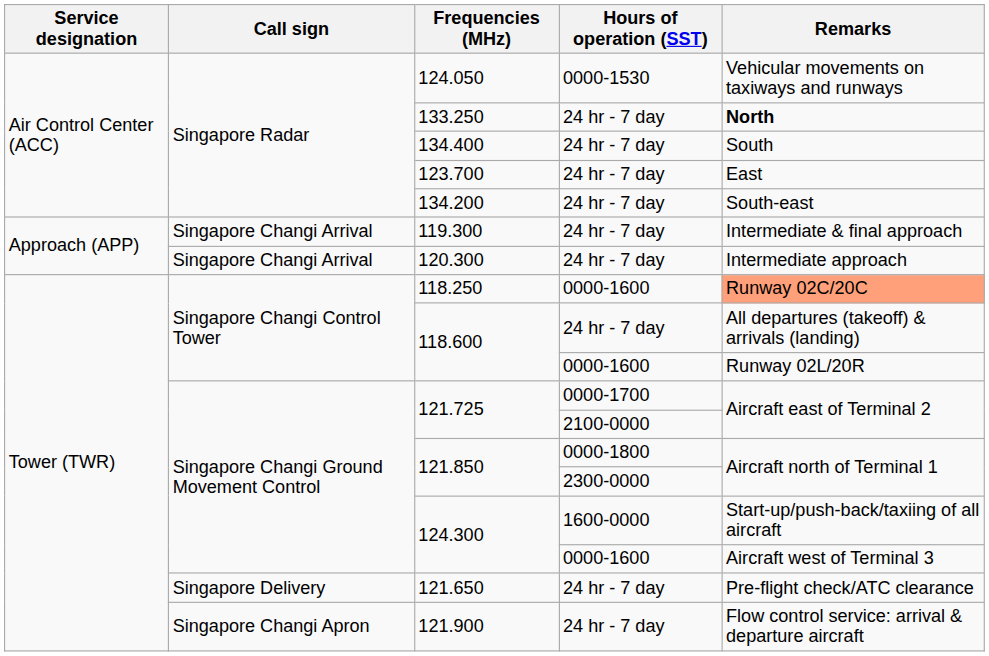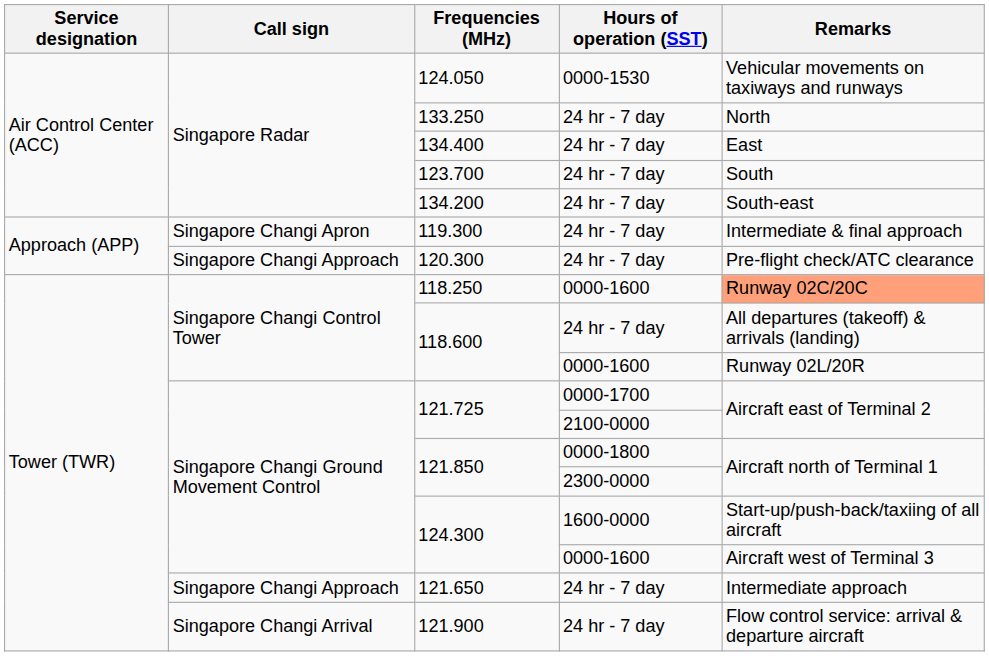(750, 116) bold -> (748, 116) normal
(750, 145) South -> (744, 145) East
(744, 174) East -> (750, 174) South
(273, 231) Singapore Changi Arrival -> (271, 231) Singapore Changi Apron
(273, 260) Singapore Changi Arrival -> (286, 260) Singapore Changi Approach
(816, 260) Intermediate approach -> (850, 260) Pre-flight check/ATC clearance
(249, 587) Singapore Delivery -> (286, 587) Singapore Changi Approach
(850, 587) Pre-flight check/ATC clearance -> (816, 587) Intermediate approach
(271, 626) Singapore Changi Apron -> (273, 626) Singapore Changi Arrival
